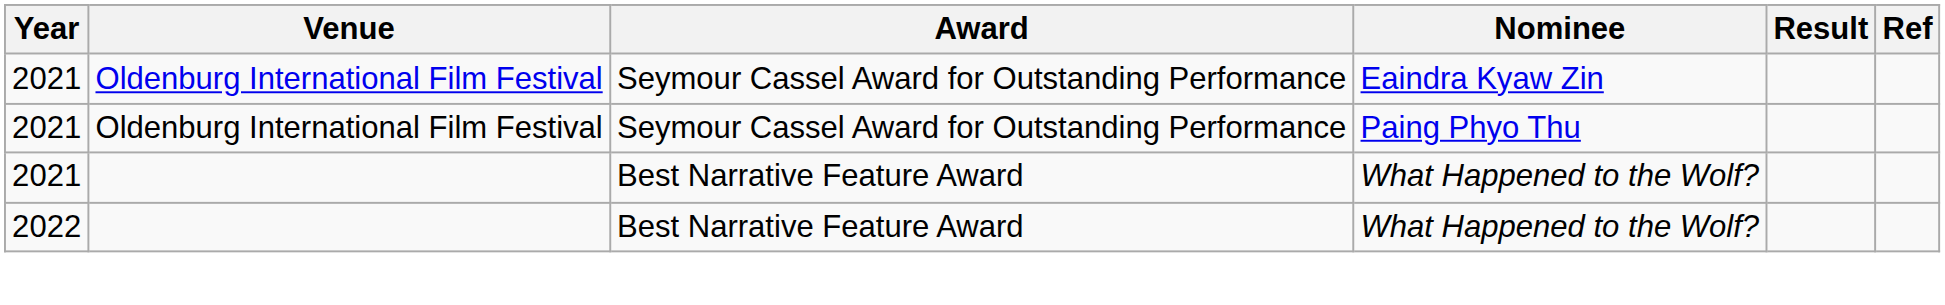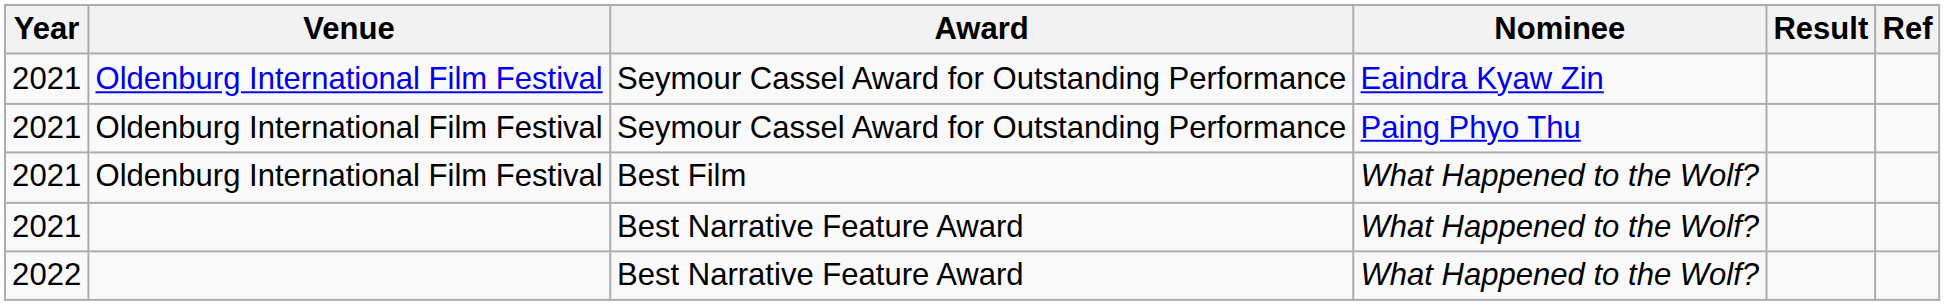+ row: (682, 176)
